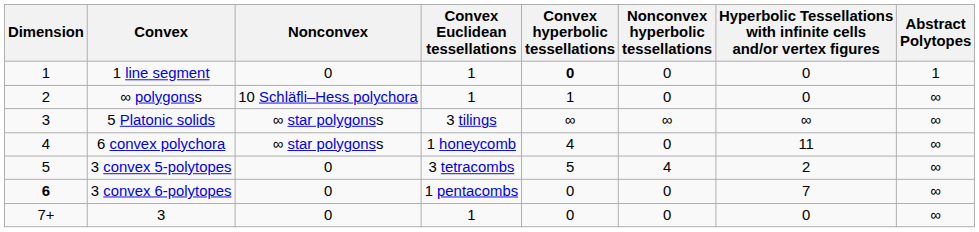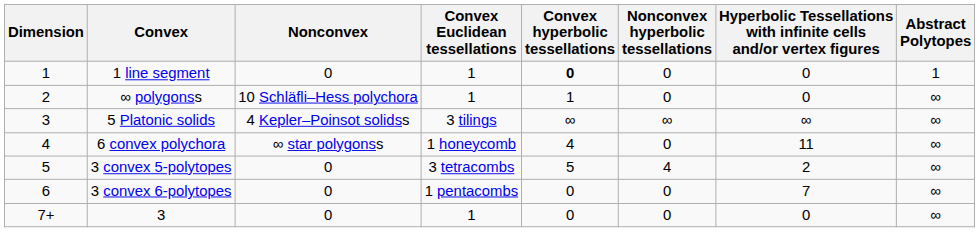(328, 120) ∞ star polygonss -> (328, 120) 4 Kepler–Poinsot solidss
(46, 191) bold -> (46, 191) normal
